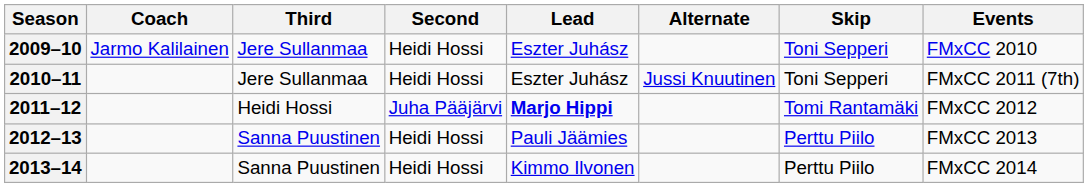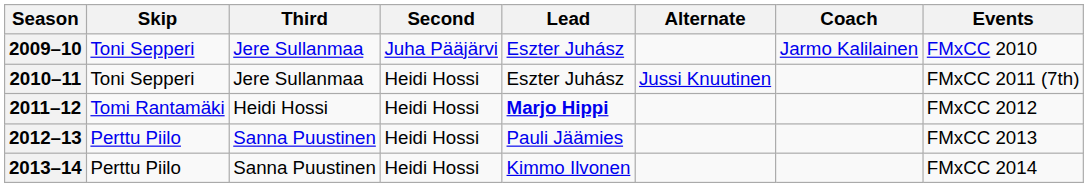columns swapped: (851, 19) <-> (160, 19)
(436, 49) Heidi Hossi -> (441, 49) Juha Pääjärvi
(445, 108) Juha Pääjärvi -> (432, 108) Heidi Hossi
